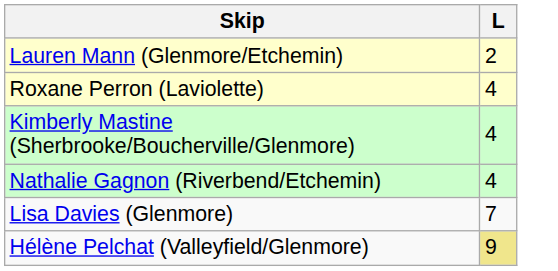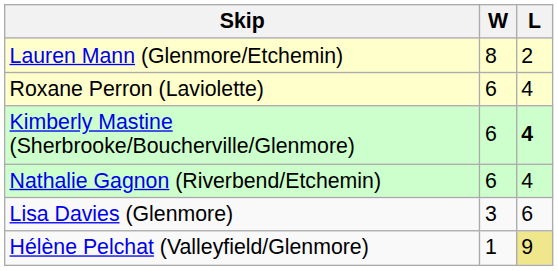+ column: (498, 21)
(491, 134) normal -> (527, 134) bold
(491, 214) 7 -> (527, 214) 6
